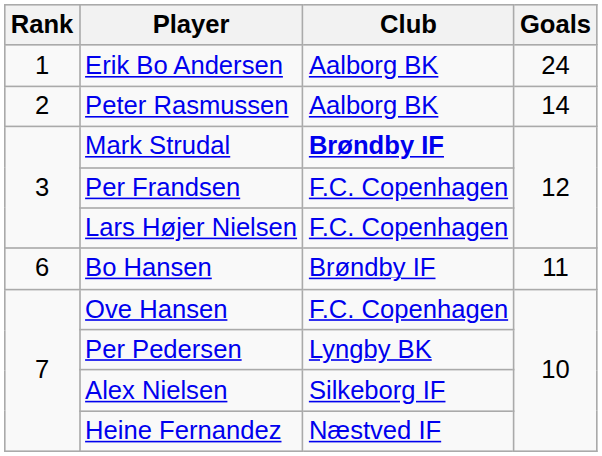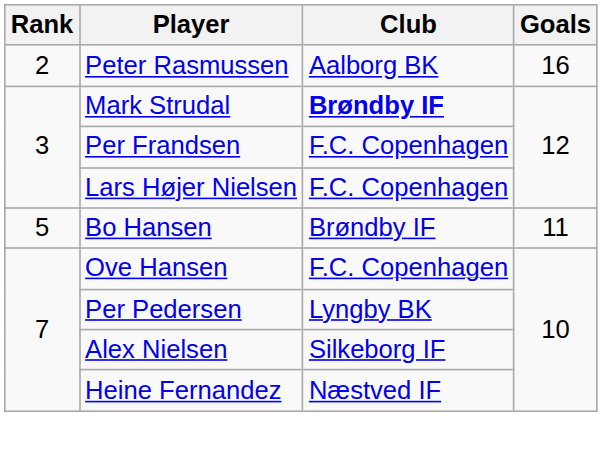- row: (184, 65)
(555, 106) 14 -> (555, 65) 16
(42, 268) 6 -> (42, 227) 5
